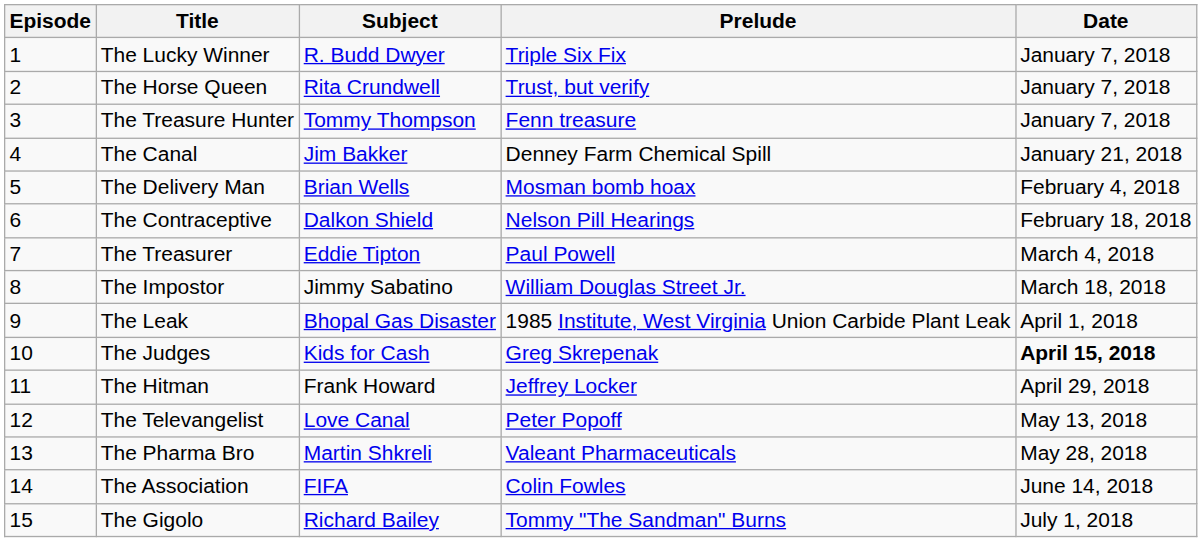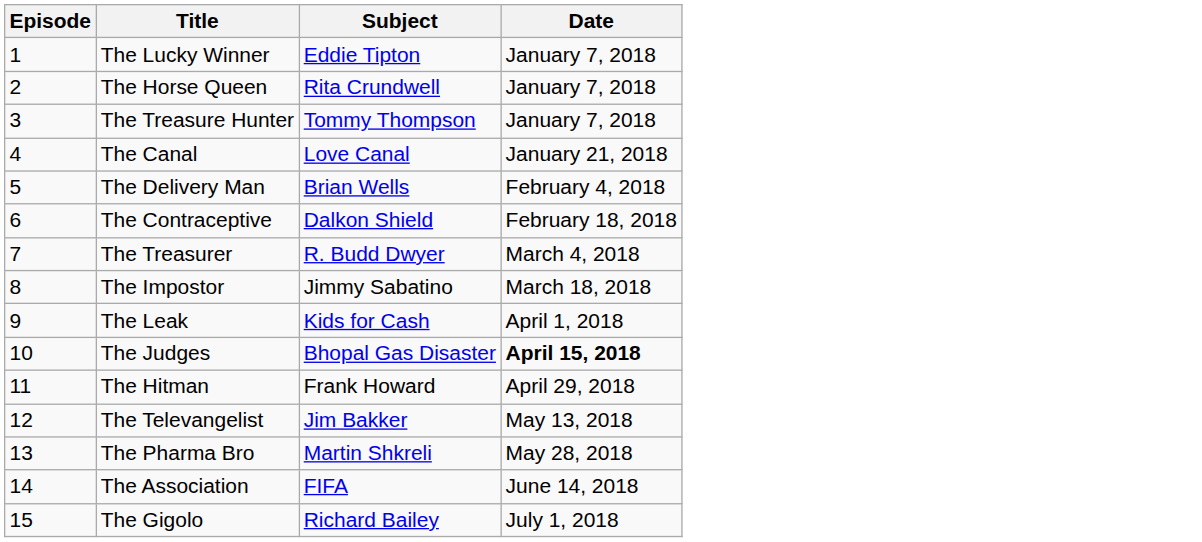- column: (758, 21)
(374, 54) R. Budd Dwyer -> (362, 54) Eddie Tipton
(356, 154) Jim Bakker -> (357, 154) Love Canal
(362, 253) Eddie Tipton -> (374, 253) R. Budd Dwyer
(400, 320) Bhopal Gas Disaster -> (367, 320) Kids for Cash
(367, 353) Kids for Cash -> (400, 353) Bhopal Gas Disaster
(357, 420) Love Canal -> (356, 420) Jim Bakker
